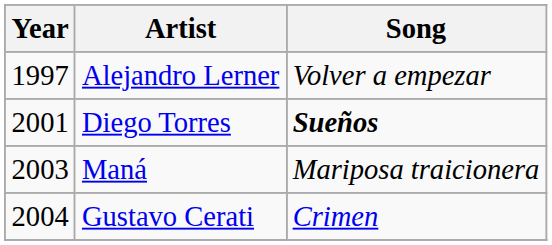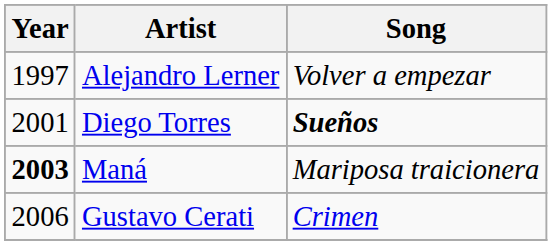(40, 169) normal -> (40, 169) bold
(40, 216) 2004 -> (40, 216) 2006
